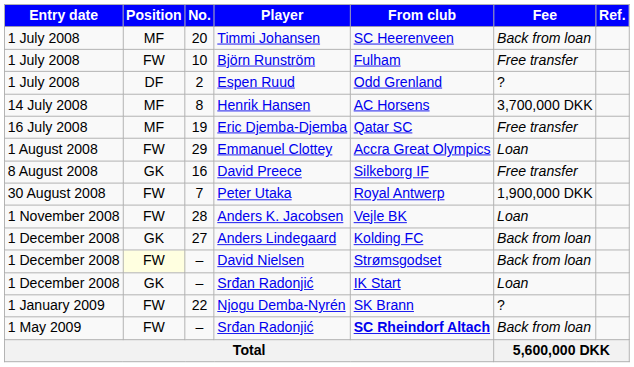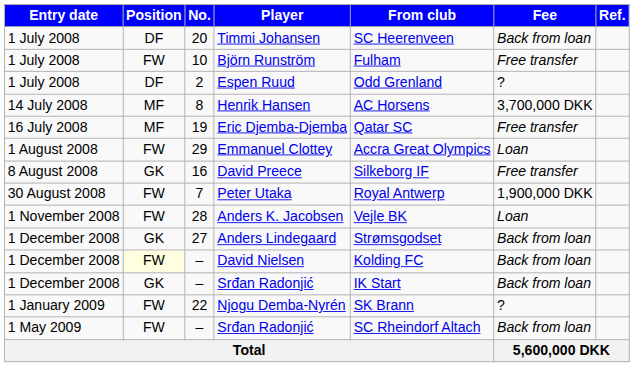(154, 37) MF -> (154, 37) DF
(389, 238) Kolding FC -> (397, 238) Strømsgodset
(397, 261) Strømsgodset -> (389, 261) Kolding FC
(513, 283) Loan -> (544, 283) Back from loan
(422, 328) bold -> (417, 328) normal
